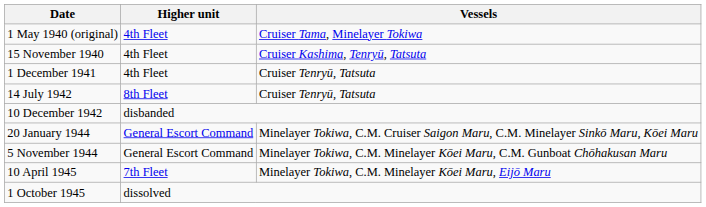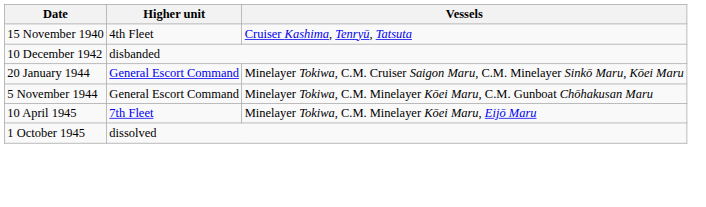- row: (63, 34)
- row: (52, 73)
- row: (40, 93)
